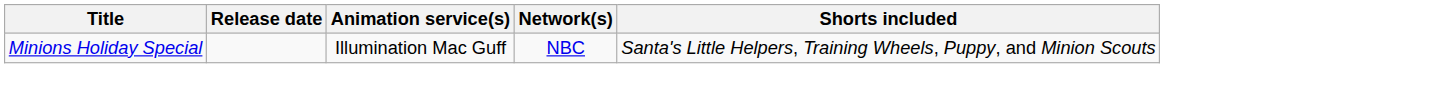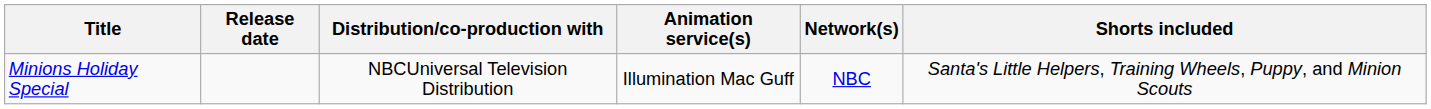+ column: (468, 29)
